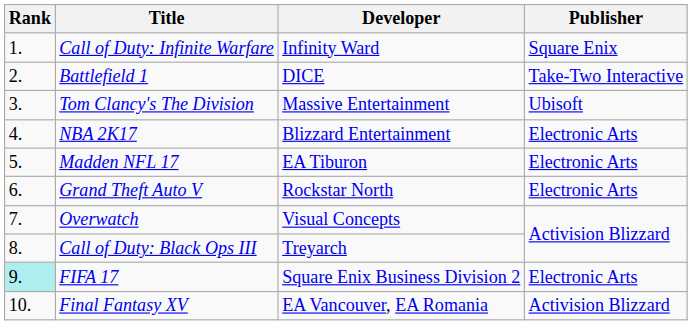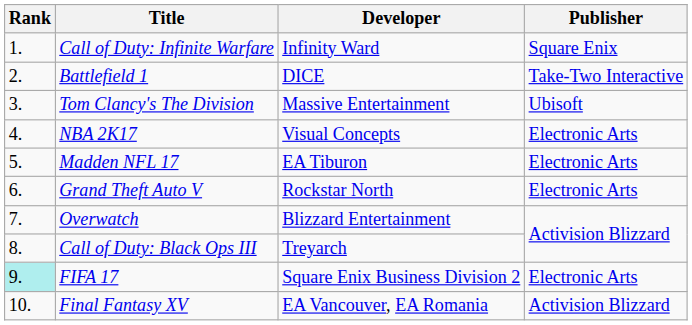(366, 133) Blizzard Entertainment -> (341, 133) Visual Concepts
(341, 219) Visual Concepts -> (366, 219) Blizzard Entertainment
